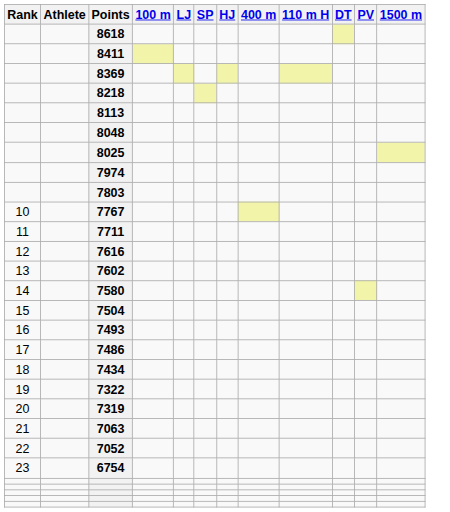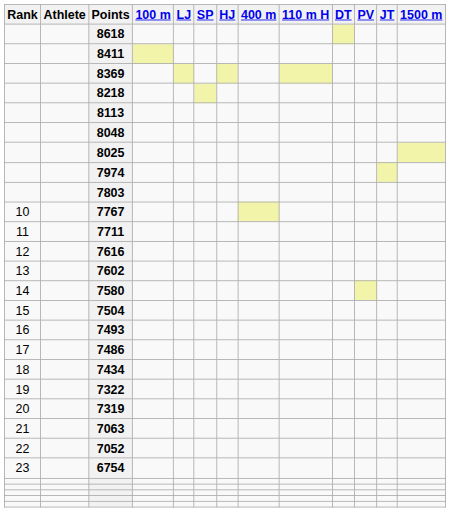+ column: (387, 14)
